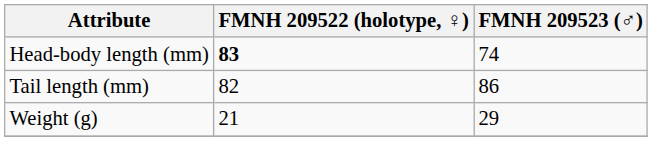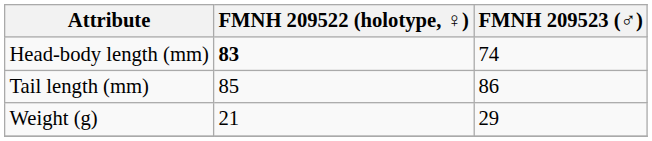(229, 86) 82 -> (229, 86) 85
